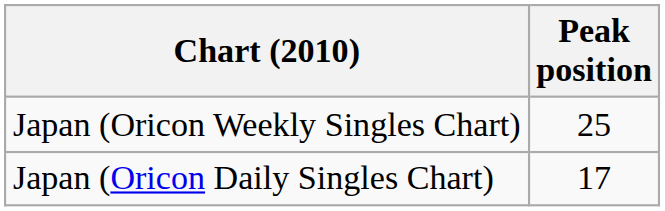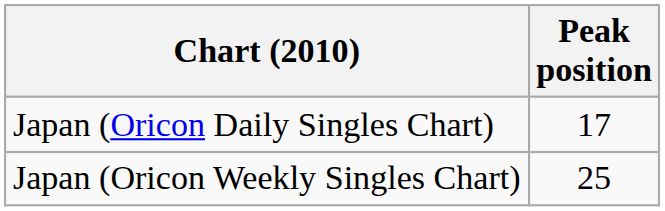rows swapped: (253, 177) <-> (267, 123)
